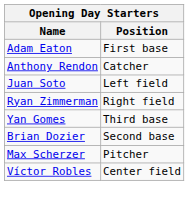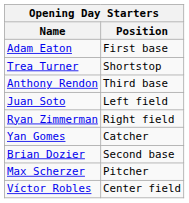+ row: (43, 66)
(126, 66) Catcher -> (136, 84) Third base
(136, 119) Third base -> (126, 136) Catcher
